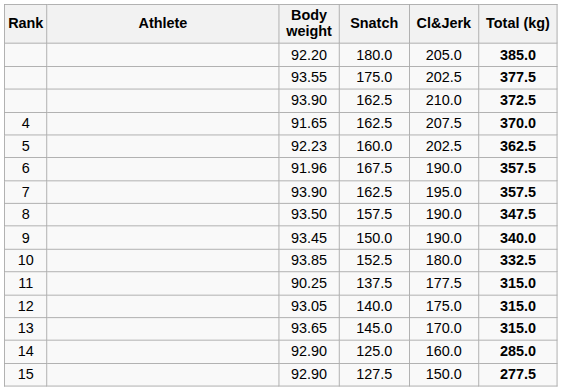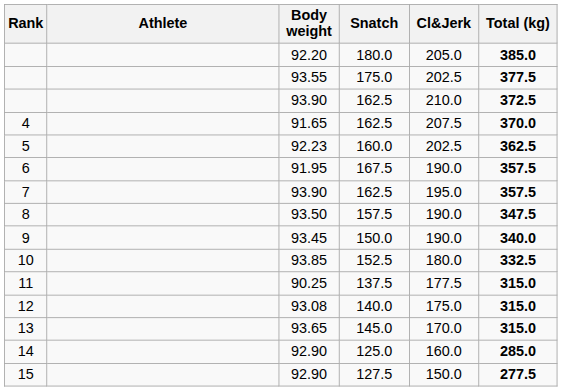(309, 169) 91.96 -> (309, 169) 91.95
(309, 306) 93.05 -> (309, 306) 93.08
